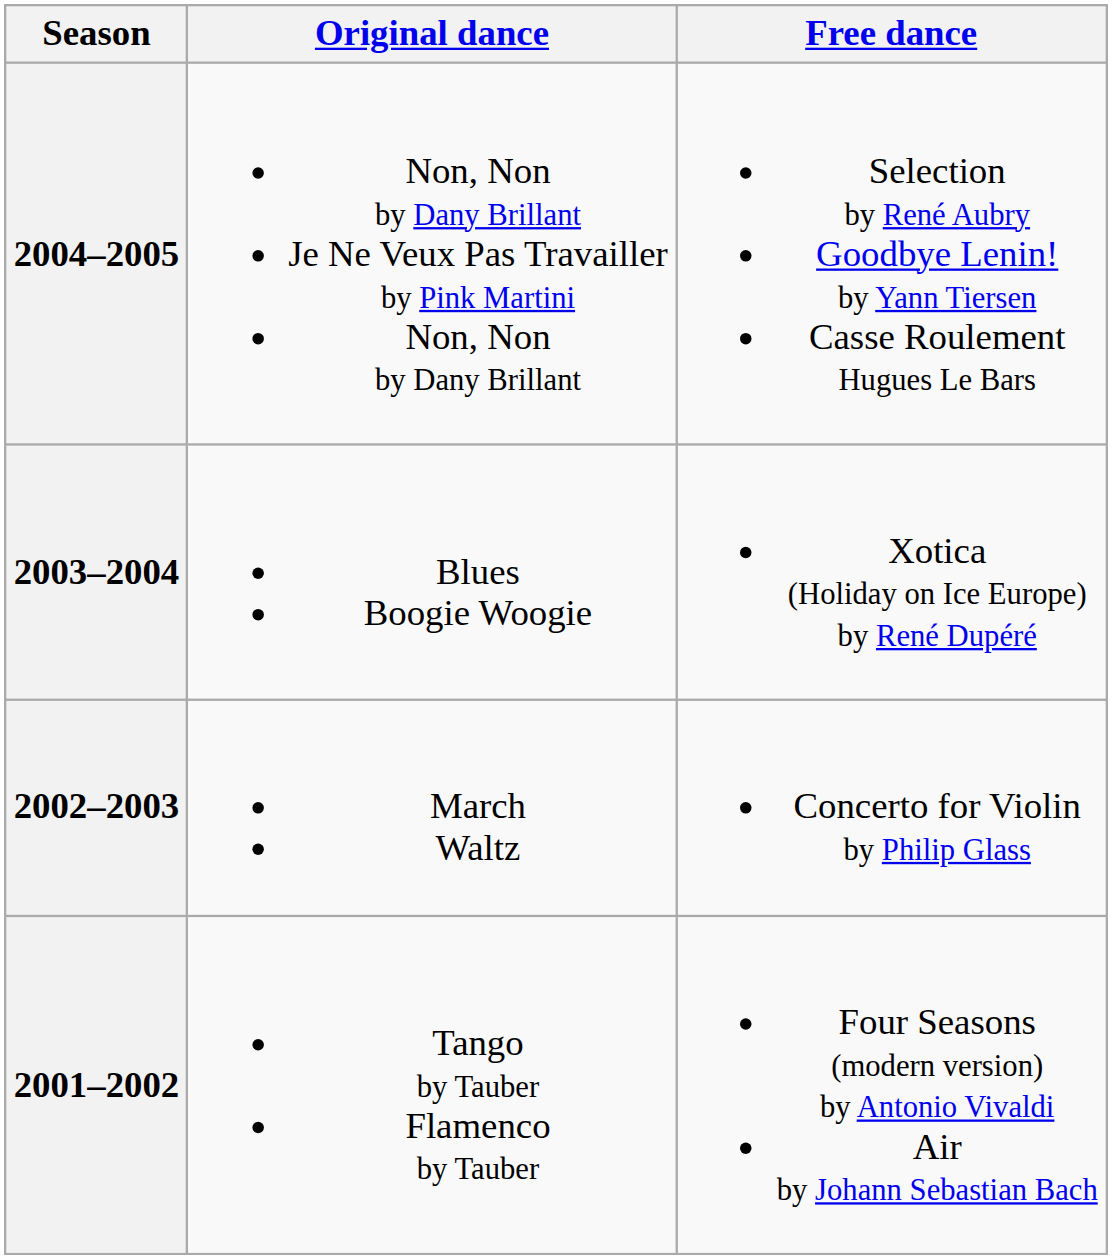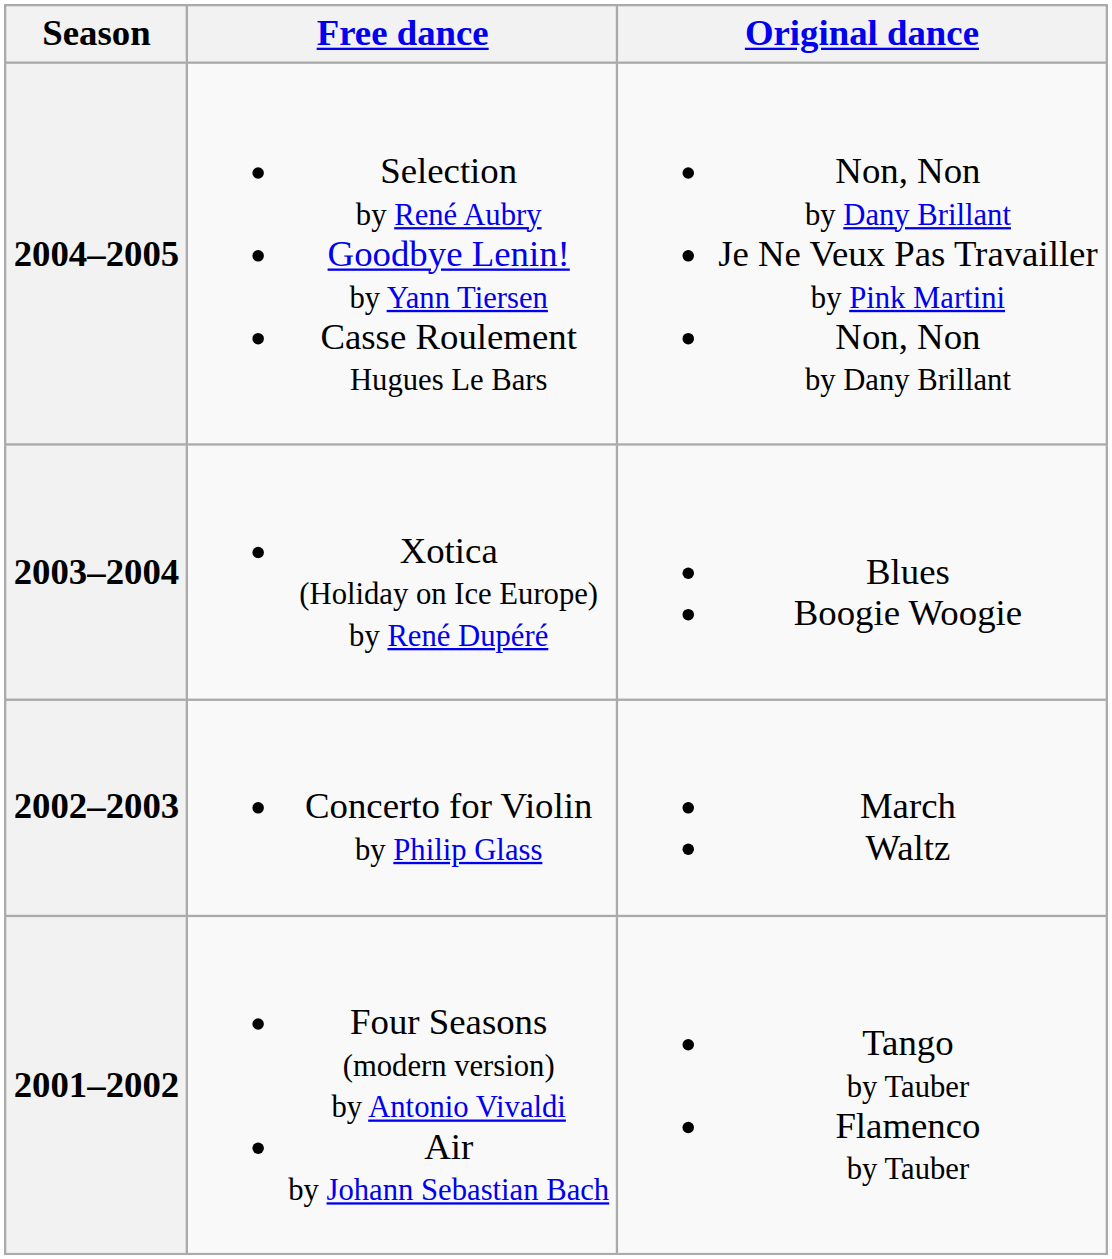columns swapped: (432, 33) <-> (891, 33)
